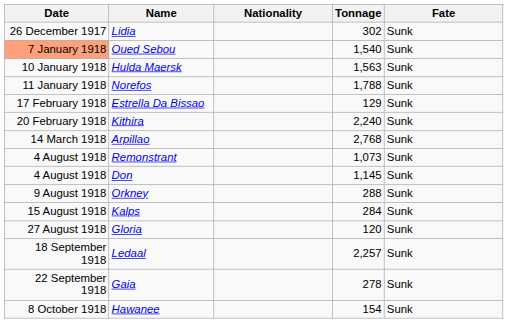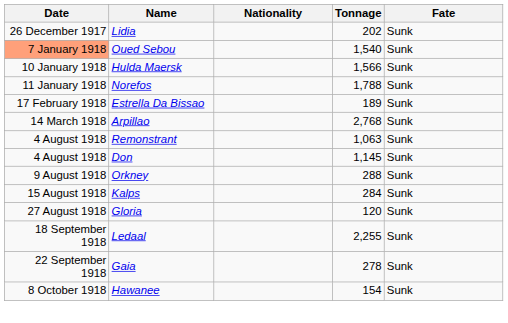(372, 31) 302 -> (372, 31) 202
(367, 67) 1,563 -> (367, 67) 1,566
(372, 103) 129 -> (372, 103) 189
- row: (128, 121)
(367, 157) 1,073 -> (367, 139) 1,063
(367, 254) 2,257 -> (367, 236) 2,255
